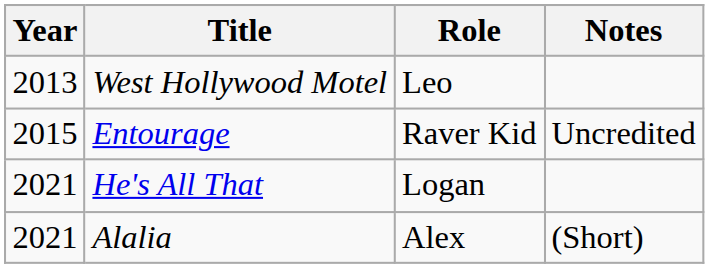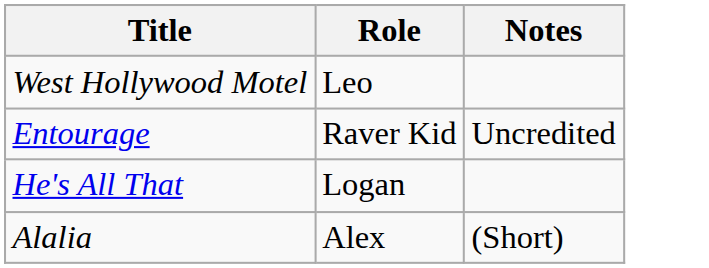- column: (45, 30)
